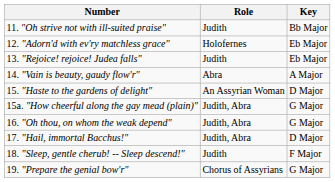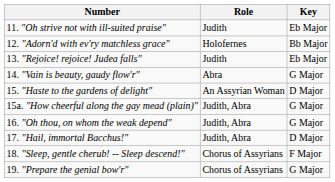(308, 28) Bb Major -> (308, 28) Eb Major
(308, 43) Eb Major -> (308, 43) Bb Major
(306, 75) A Major -> (306, 75) G Major
(215, 153) Judith -> (243, 153) Chorus of Assyrians
